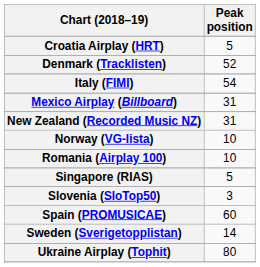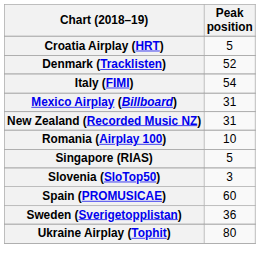- row: (104, 139)
(230, 233) 14 -> (230, 214) 36
